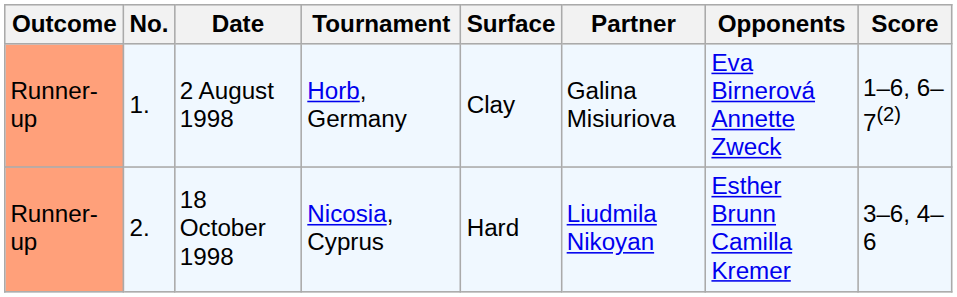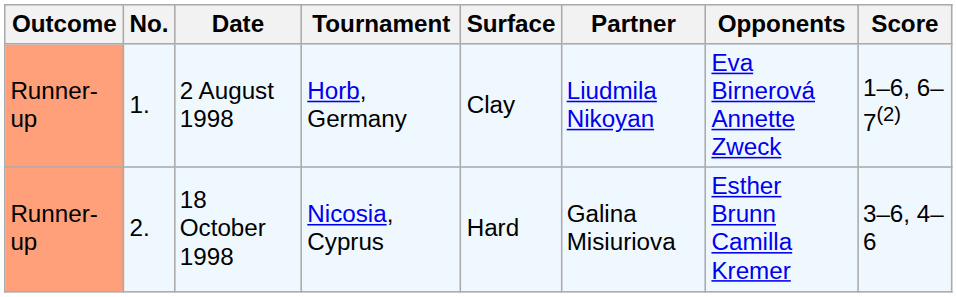(621, 105) Galina Misiuriova -> (612, 105) Liudmila Nikoyan
(612, 228) Liudmila Nikoyan -> (621, 228) Galina Misiuriova
